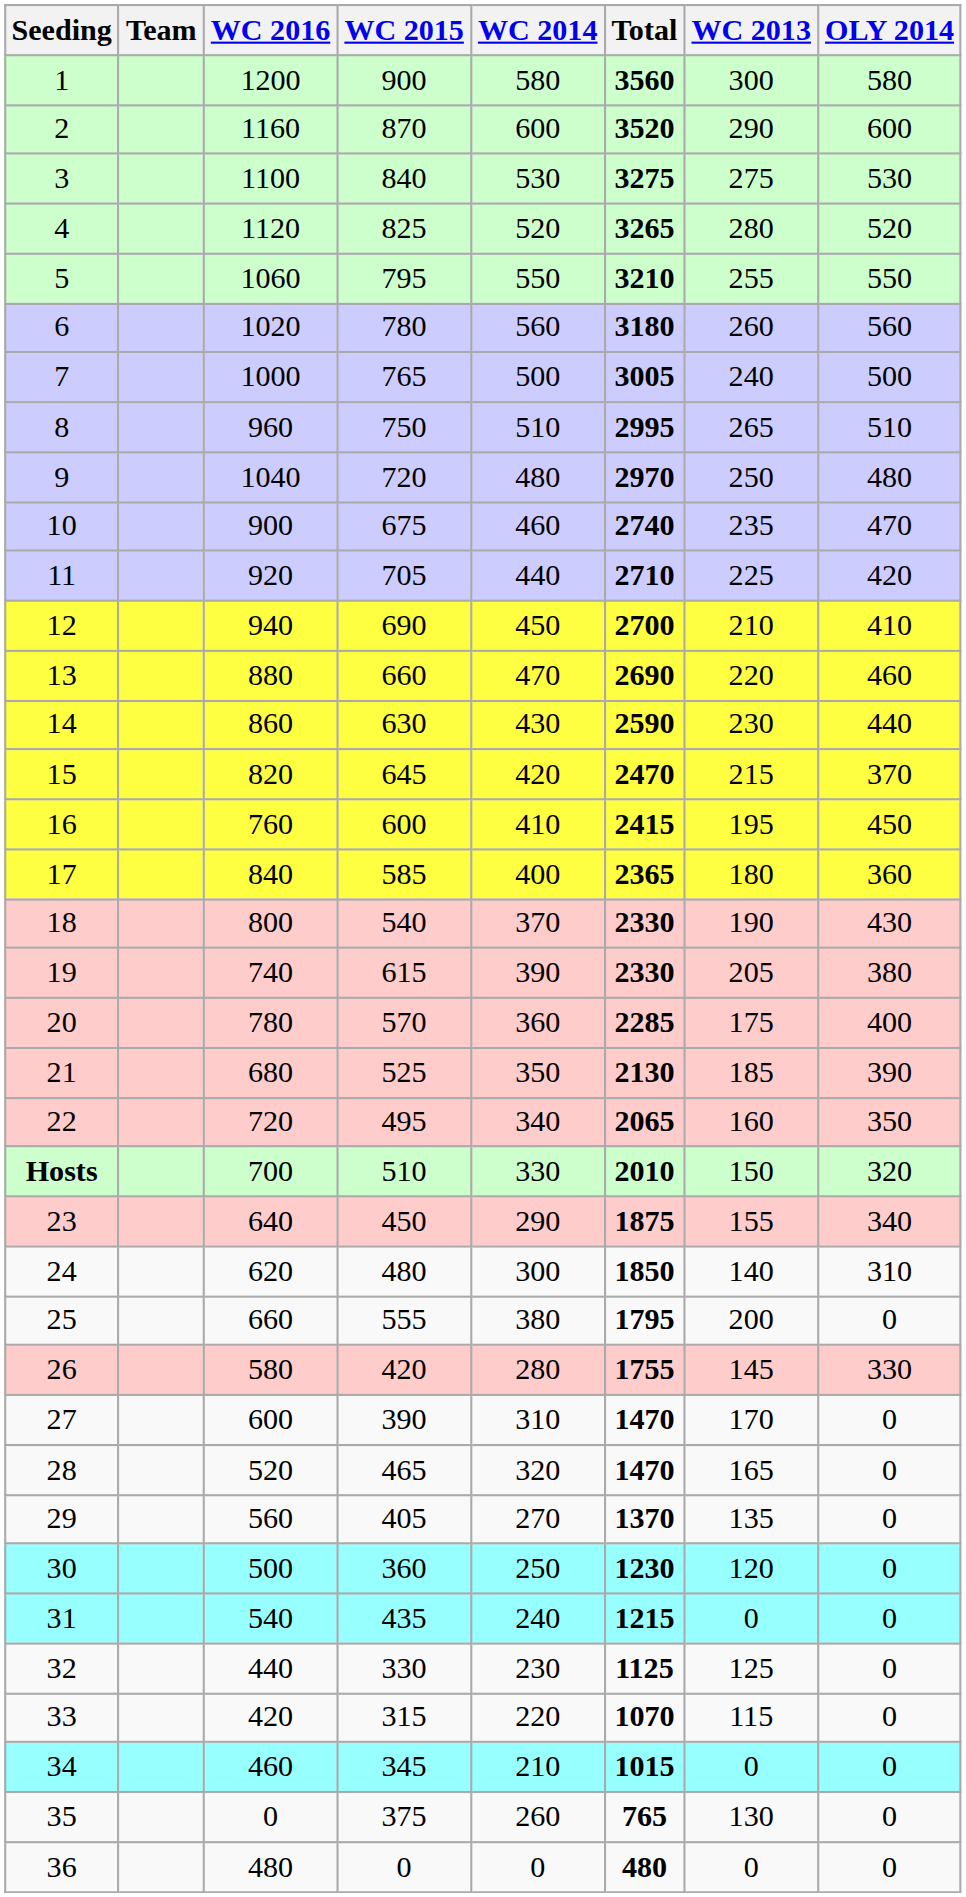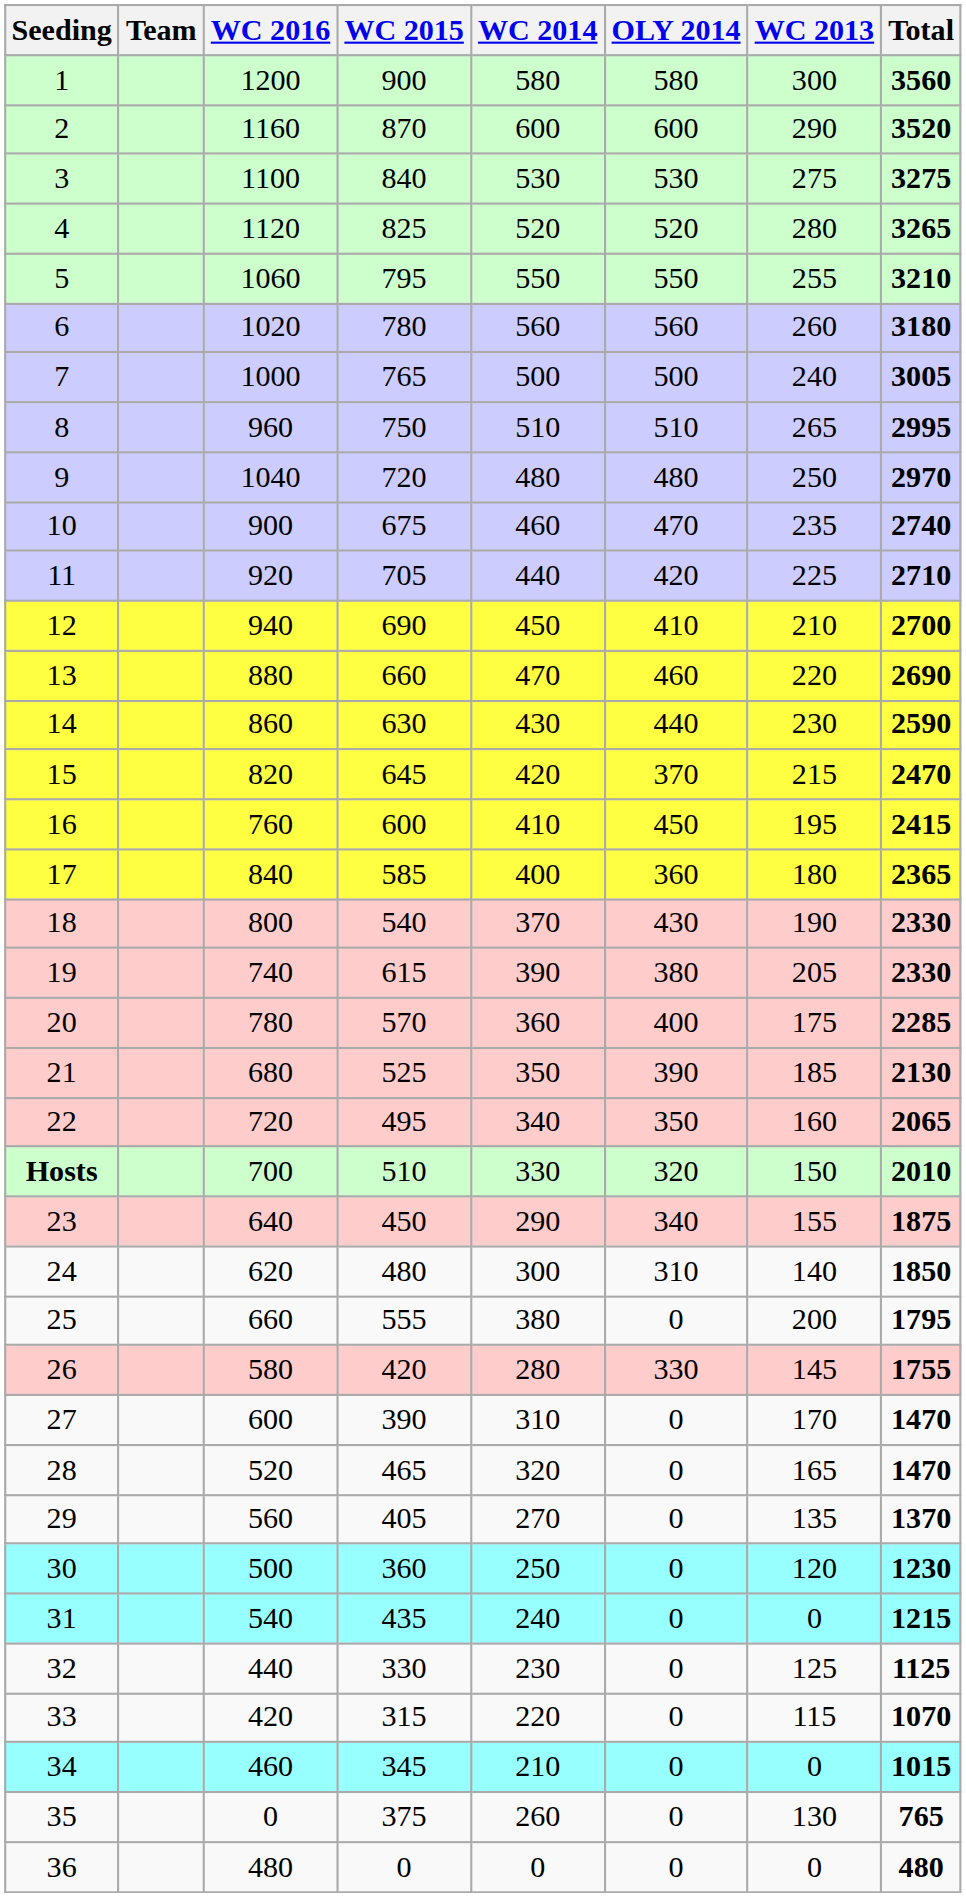columns swapped: (890, 29) <-> (644, 29)
